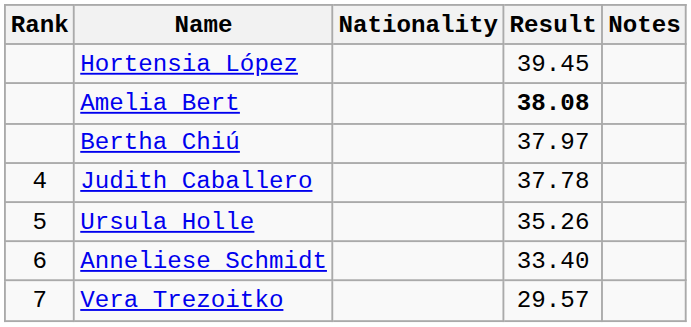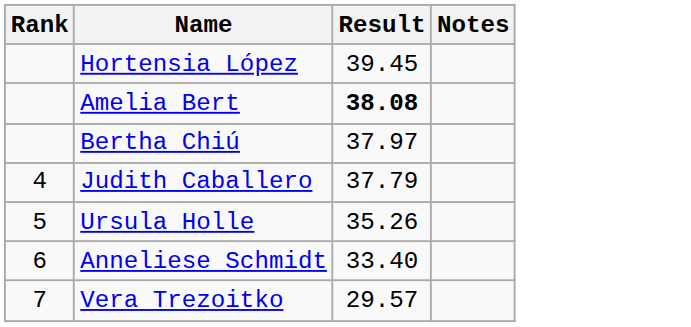- column: (418, 25)
(553, 182) 37.78 -> (382, 182) 37.79
